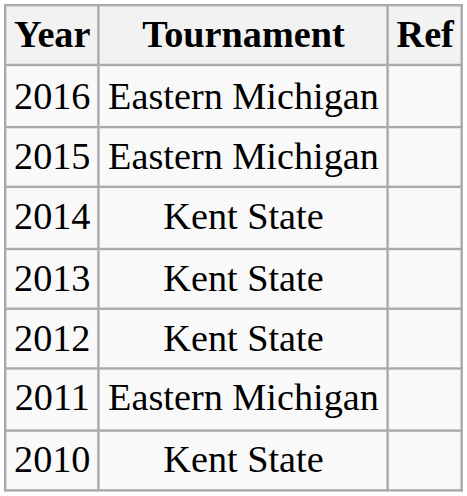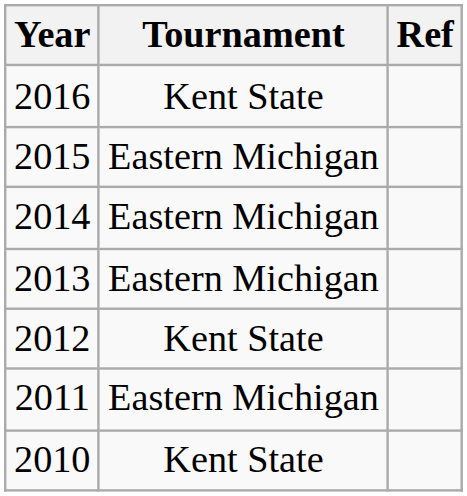(244, 95) Eastern Michigan -> (243, 95) Kent State
(243, 216) Kent State -> (244, 216) Eastern Michigan
(243, 277) Kent State -> (244, 277) Eastern Michigan
